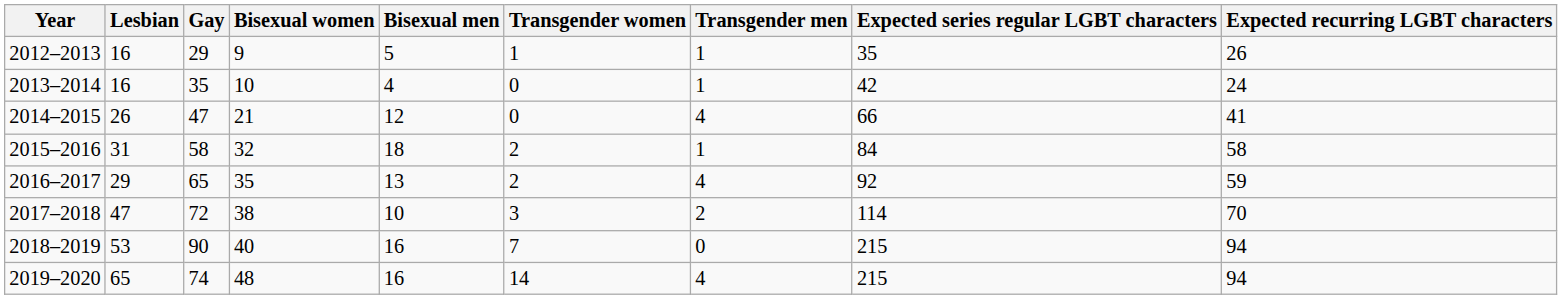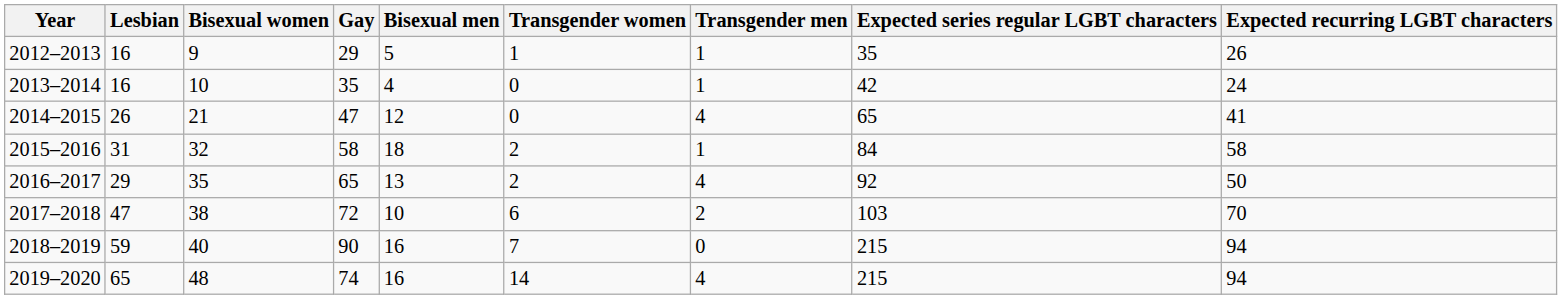columns swapped: (206, 20) <-> (304, 20)
(867, 117) 66 -> (867, 117) 65
(1236, 181) 59 -> (1236, 181) 50
(514, 213) 3 -> (514, 213) 6
(872, 213) 114 -> (872, 213) 103
(120, 246) 53 -> (120, 246) 59
